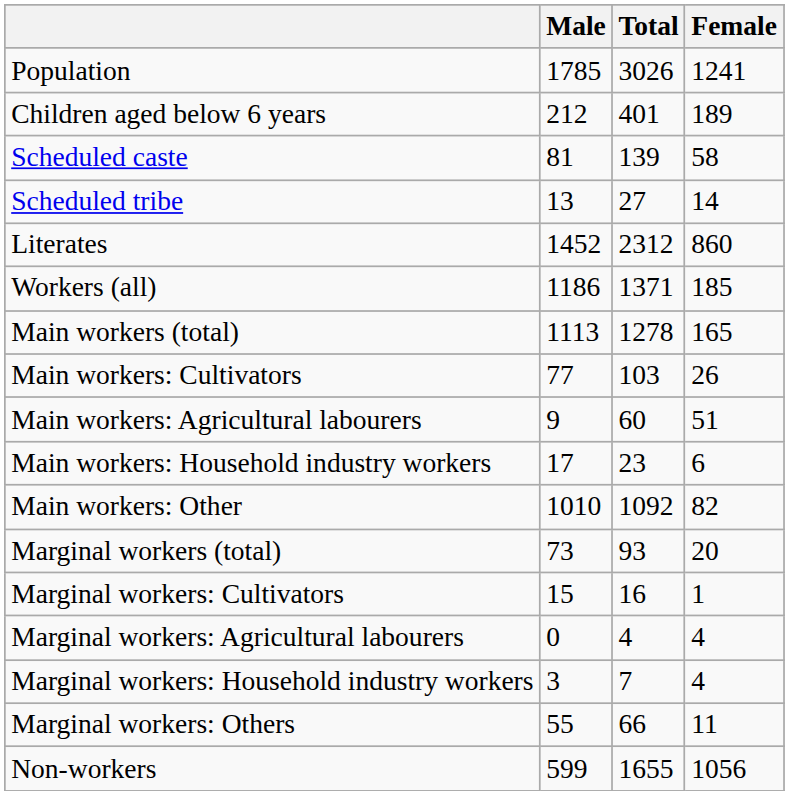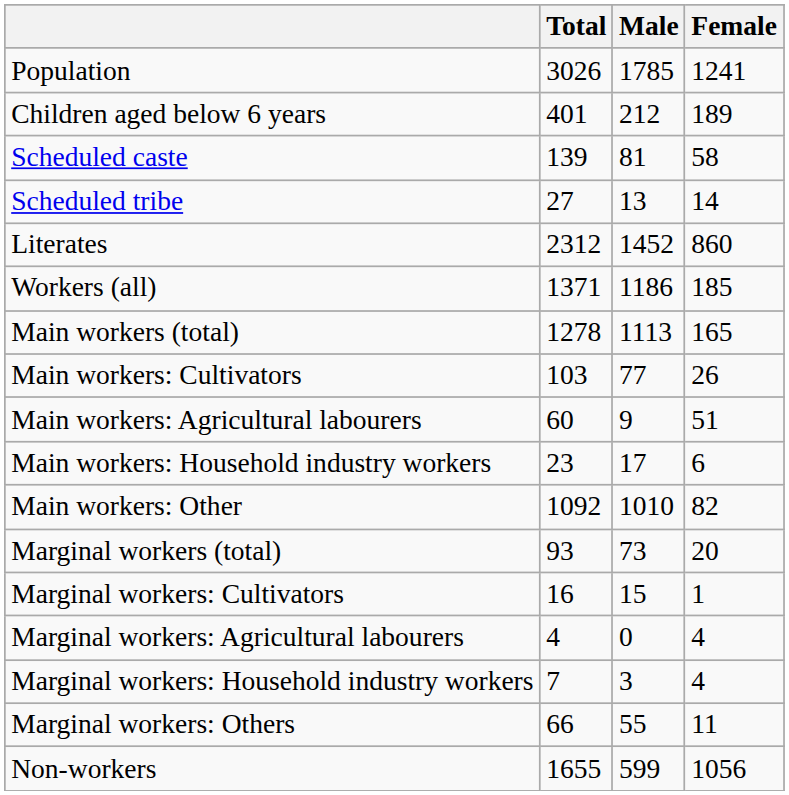columns swapped: (649, 26) <-> (576, 26)
